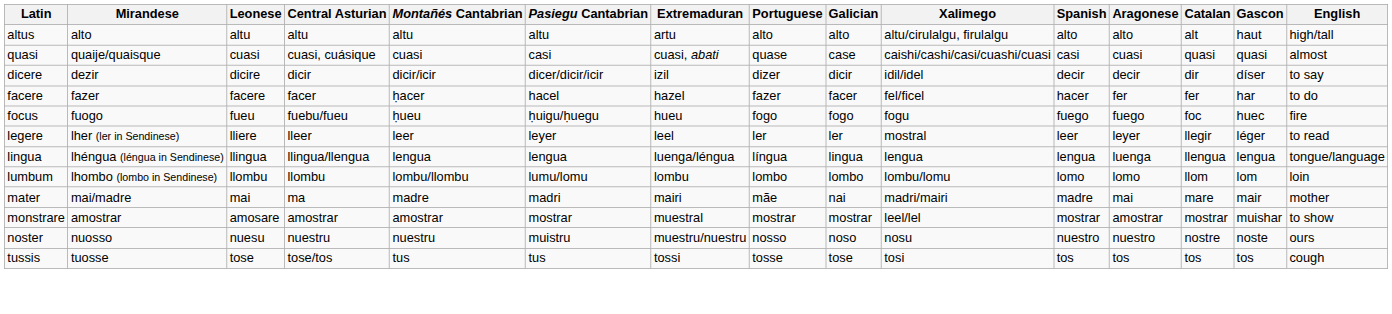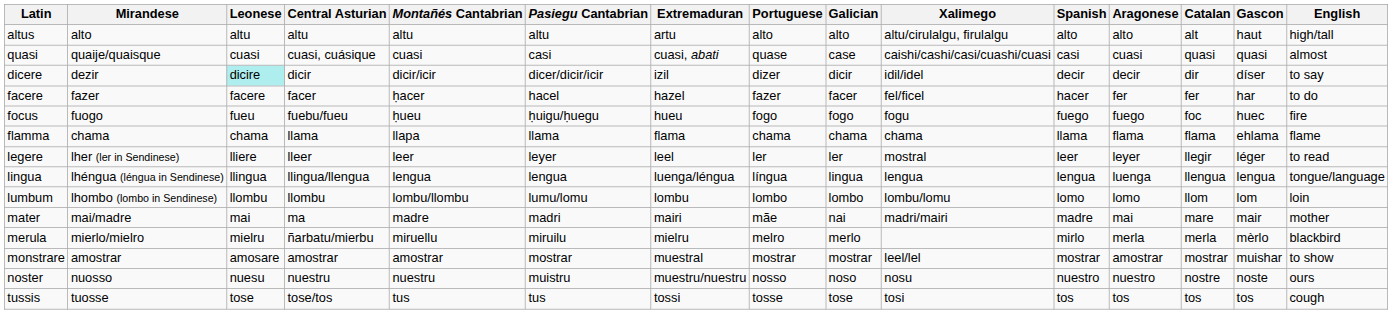(245, 75) no background -> (245, 75) paleturquoise background
+ row: (28, 136)
+ row: (27, 237)
